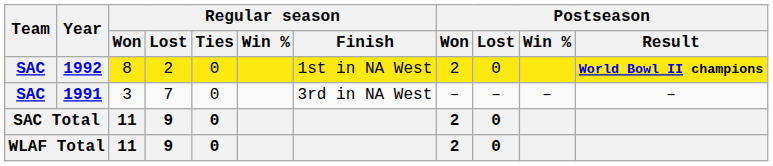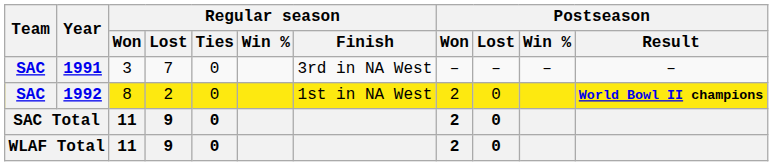rows swapped: (83, 96) <-> (83, 70)
